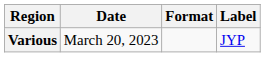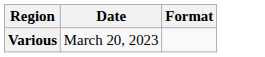- column: (238, 16)
